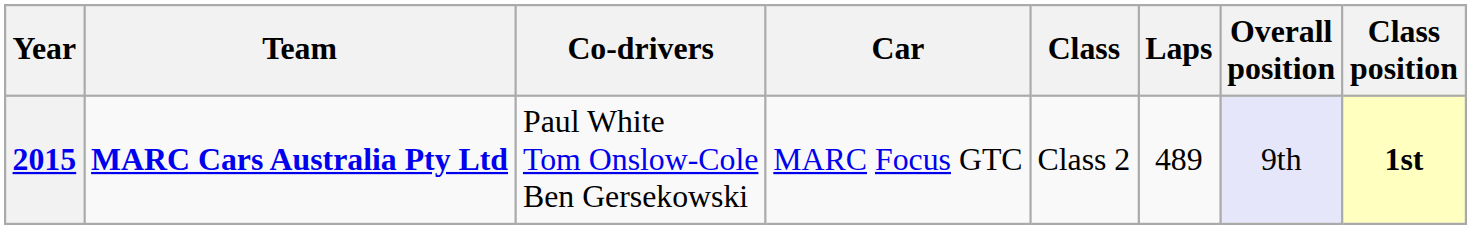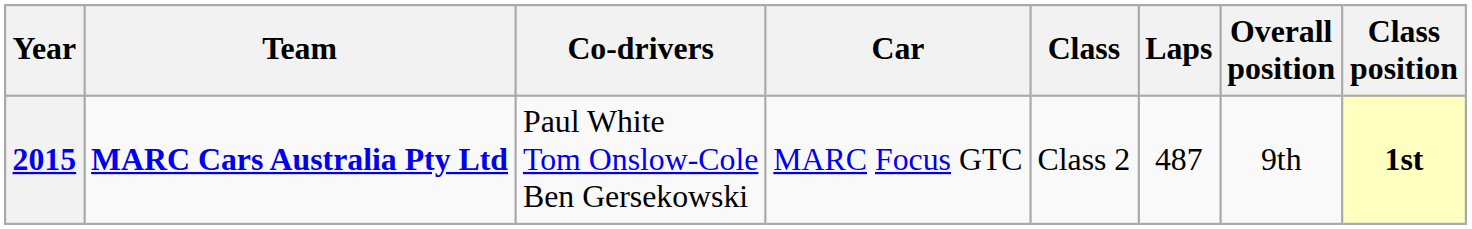(1179, 158) 489 -> (1179, 158) 487
(1281, 158) lavender background -> (1281, 158) no background
